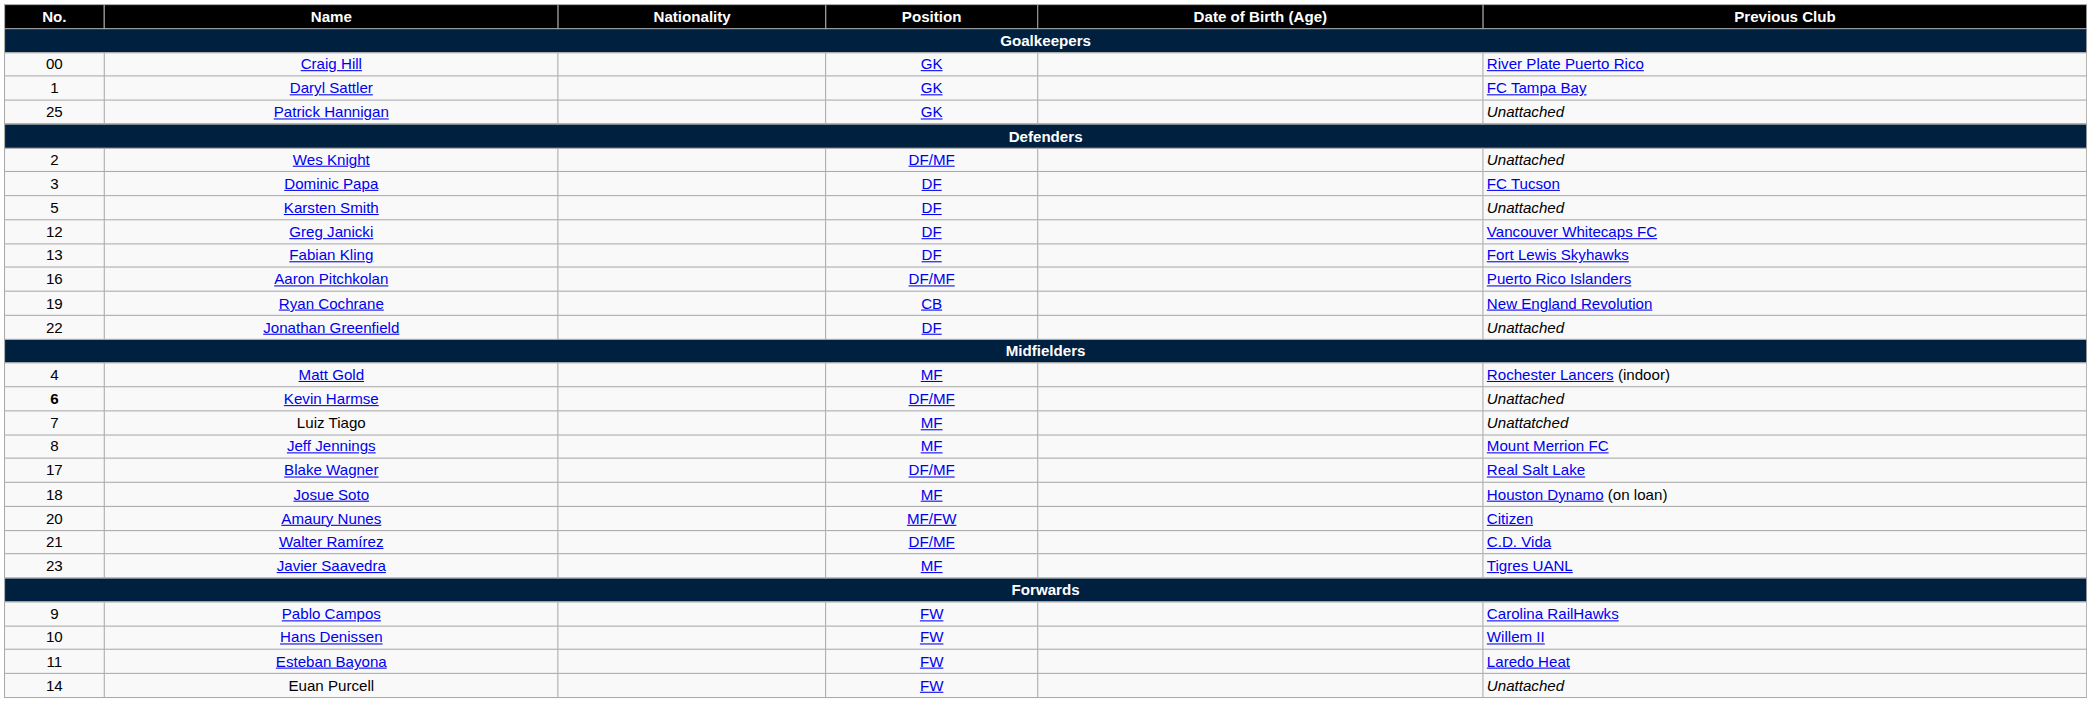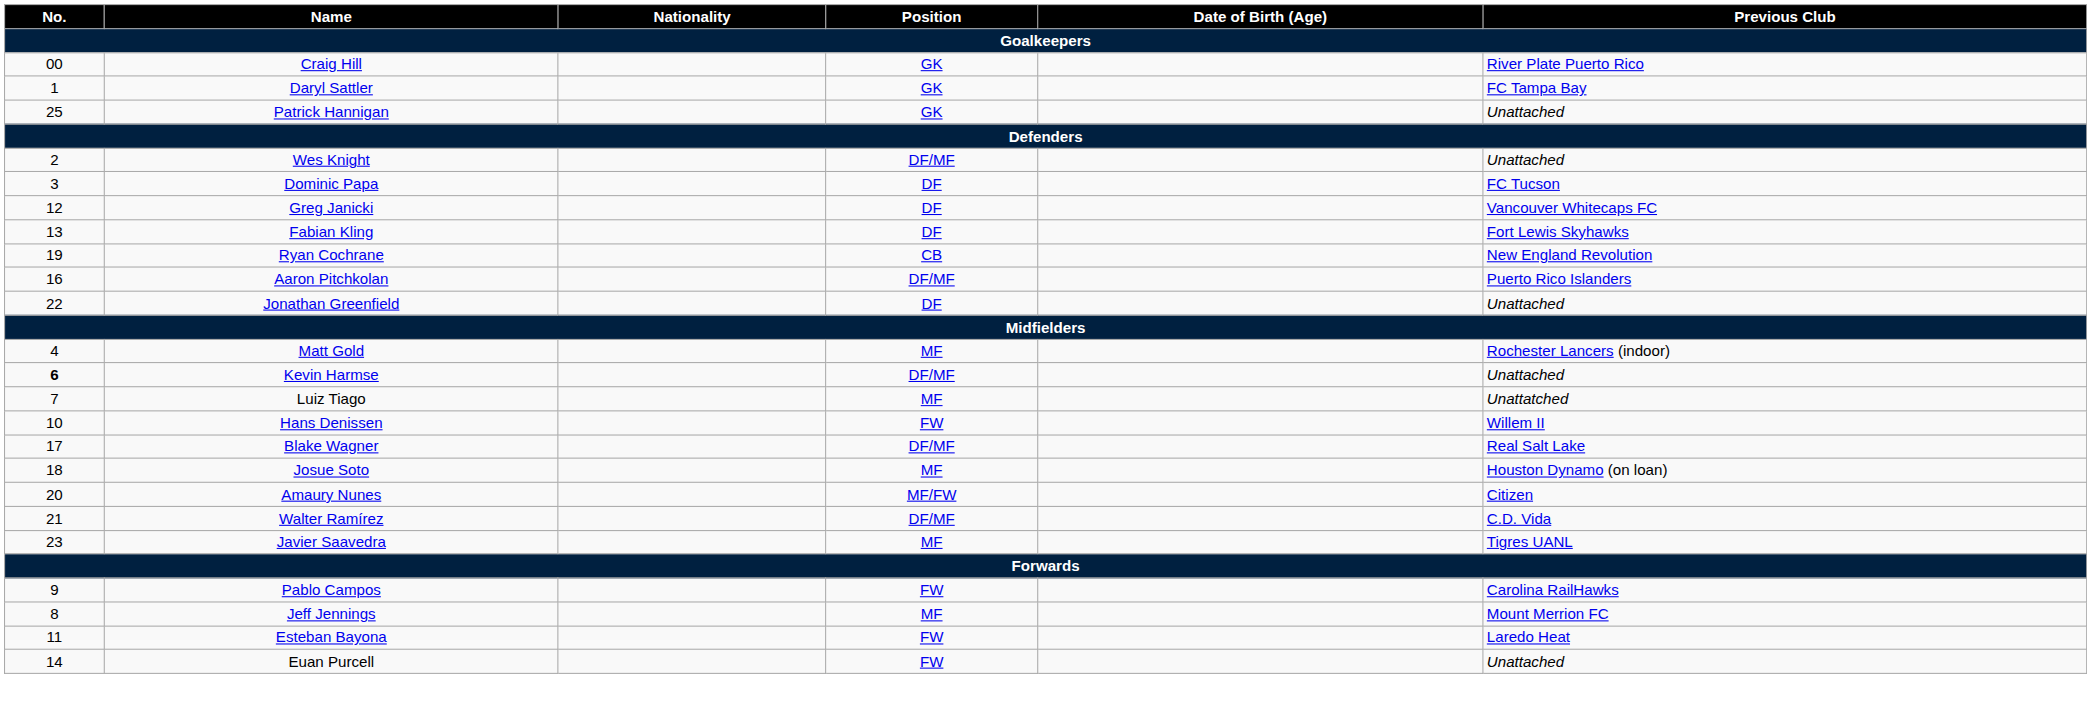- row: (331, 208)
rows swapped: (331, 280) <-> (331, 304)
rows swapped: (331, 447) <-> (331, 638)
